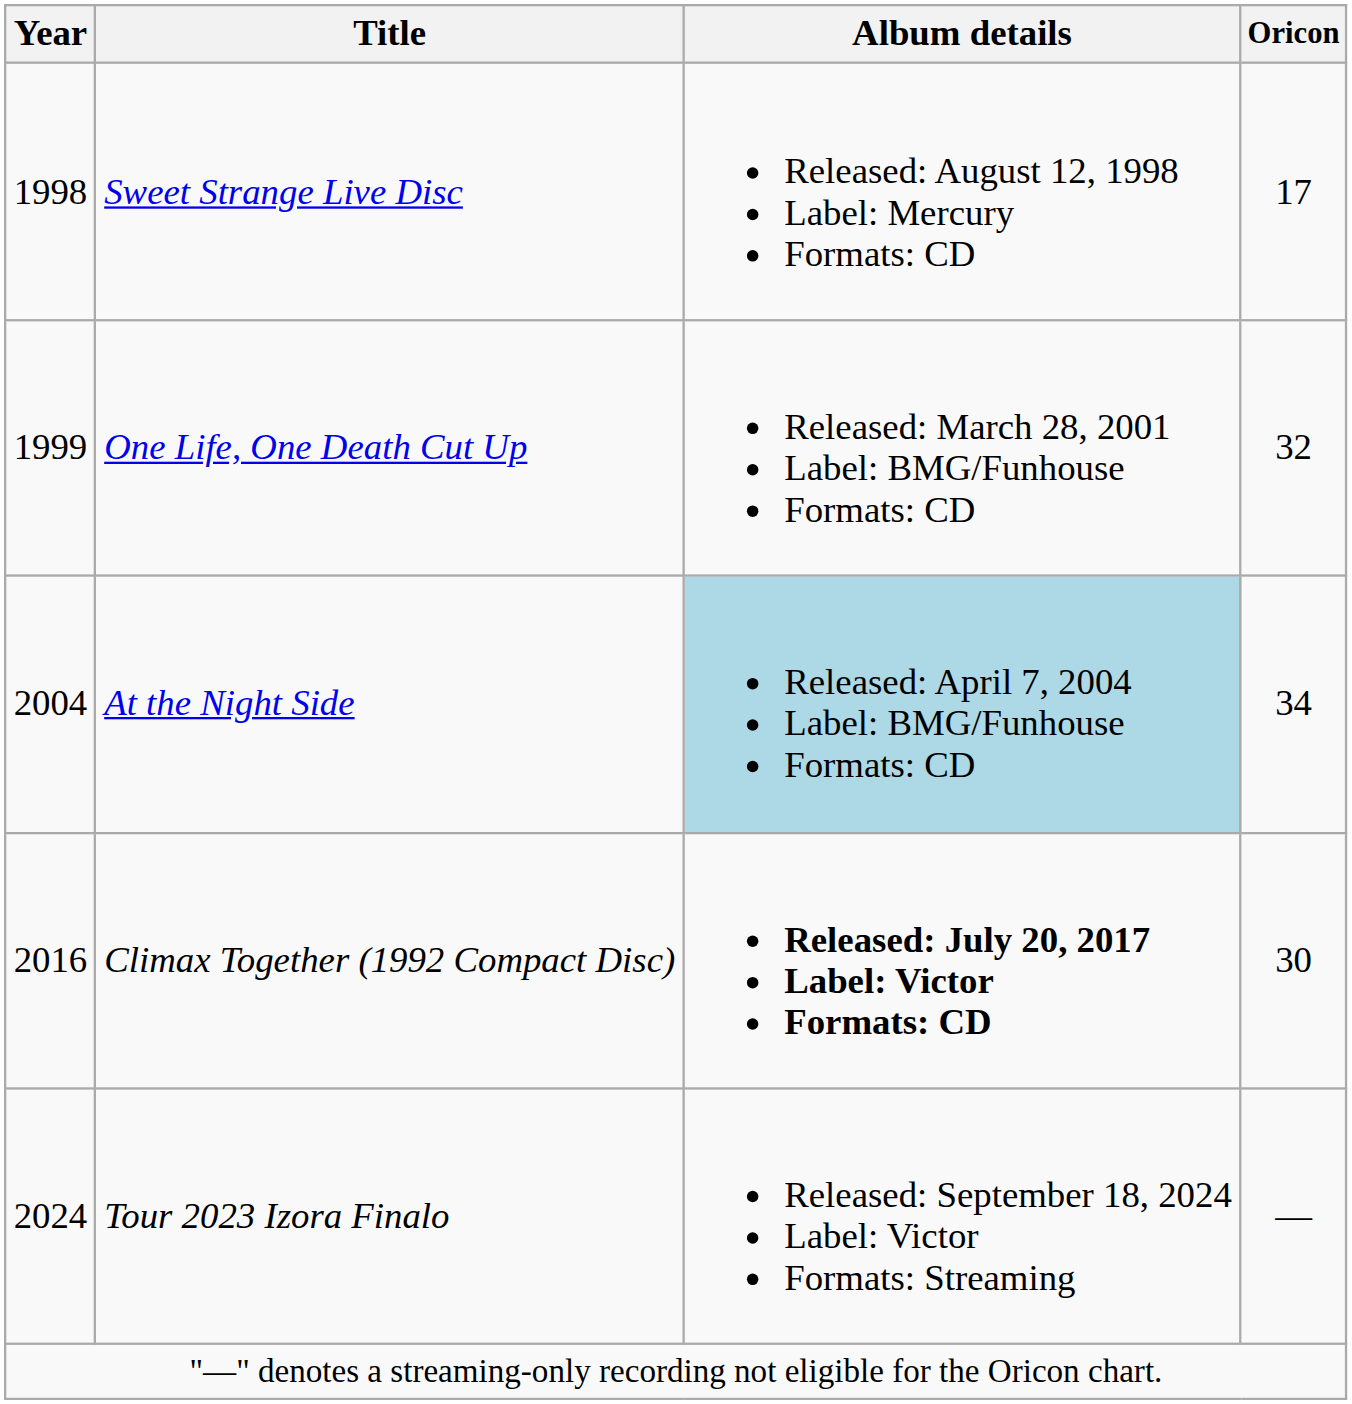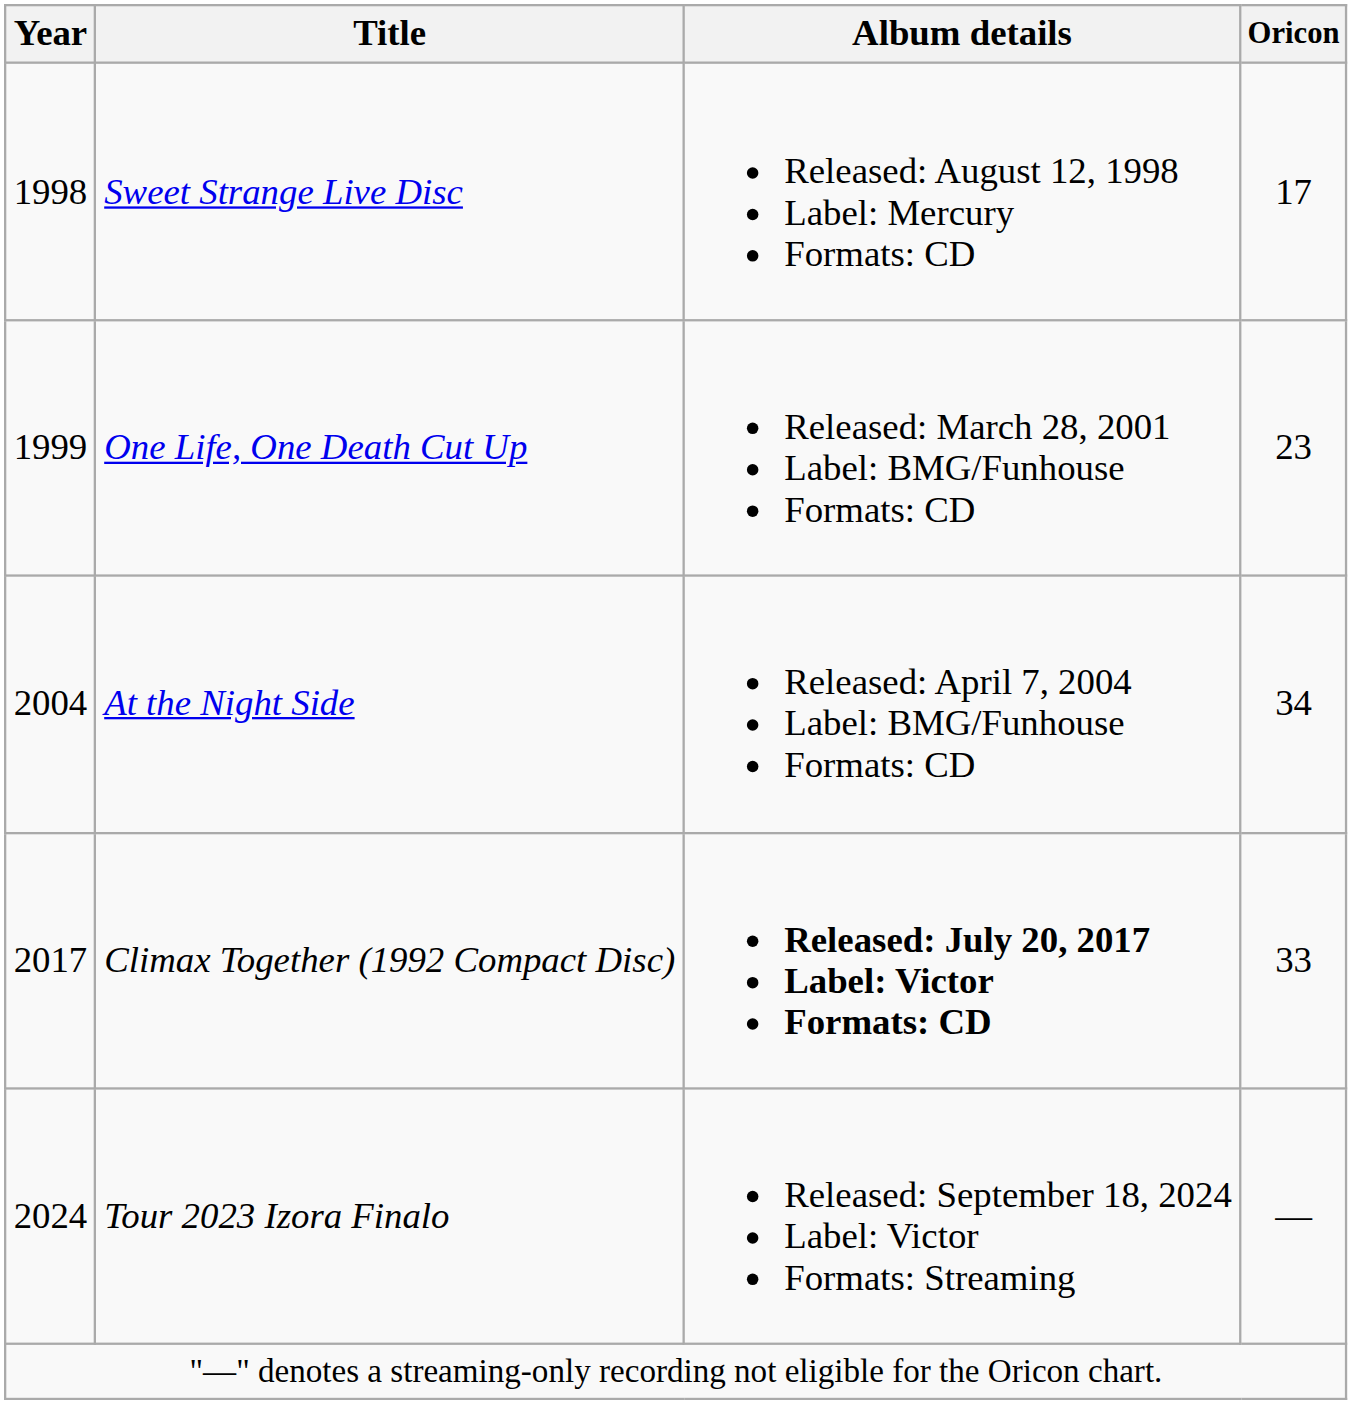(1294, 447) 32 -> (1294, 447) 23
(962, 725) lightblue background -> (962, 725) no background
(50, 959) 2016 -> (50, 959) 2017
(1294, 959) 30 -> (1294, 959) 33
